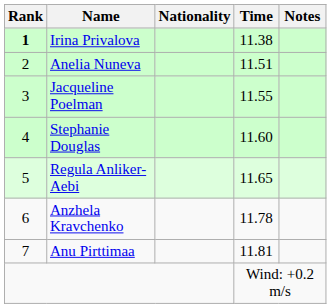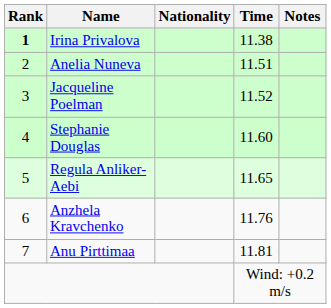(256, 96) 11.55 -> (256, 96) 11.52
(256, 218) 11.78 -> (256, 218) 11.76
